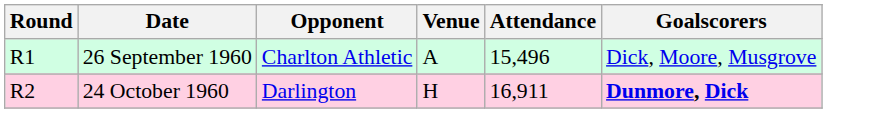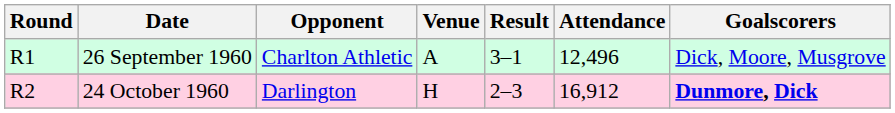+ column: (519, 21)
(520, 56) 15,496 -> (589, 56) 12,496
(519, 90) 16,911 -> (589, 90) 16,912
